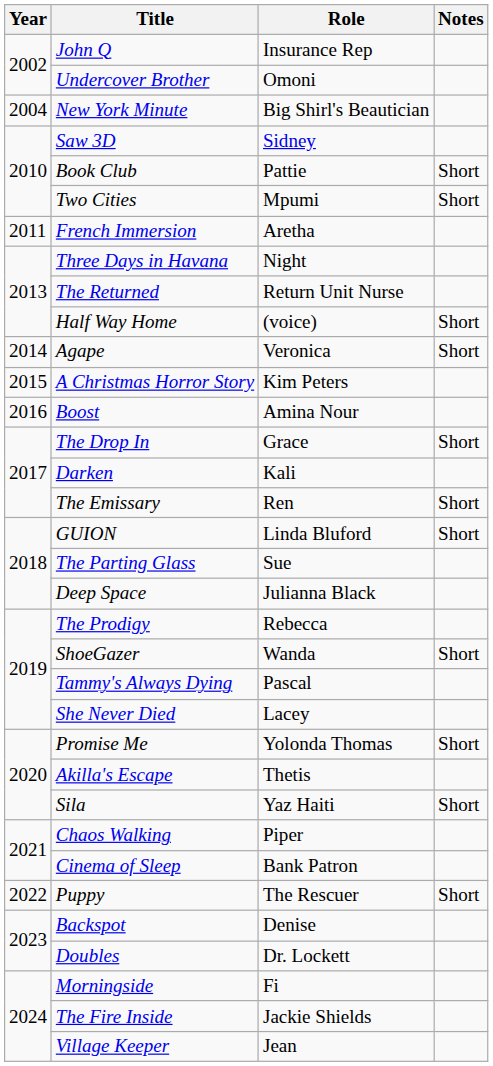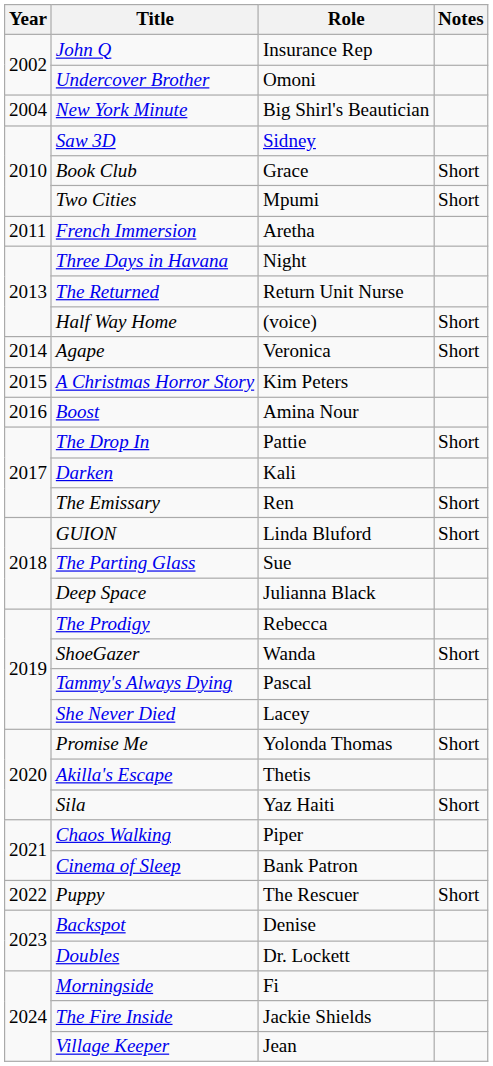(285, 170) Pattie -> (286, 170) Grace
(286, 442) Grace -> (285, 442) Pattie
